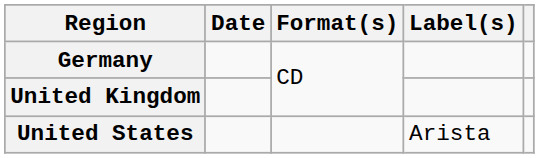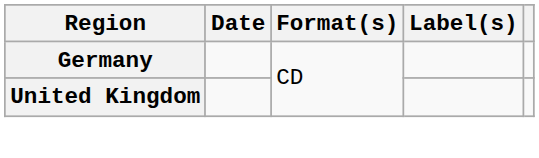- row: (105, 134)
